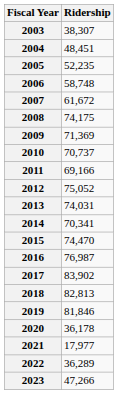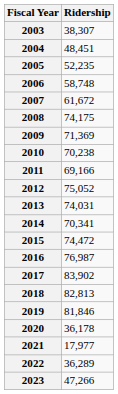(79, 153) 70,737 -> (79, 153) 70,238
(79, 240) 74,470 -> (79, 240) 74,472
